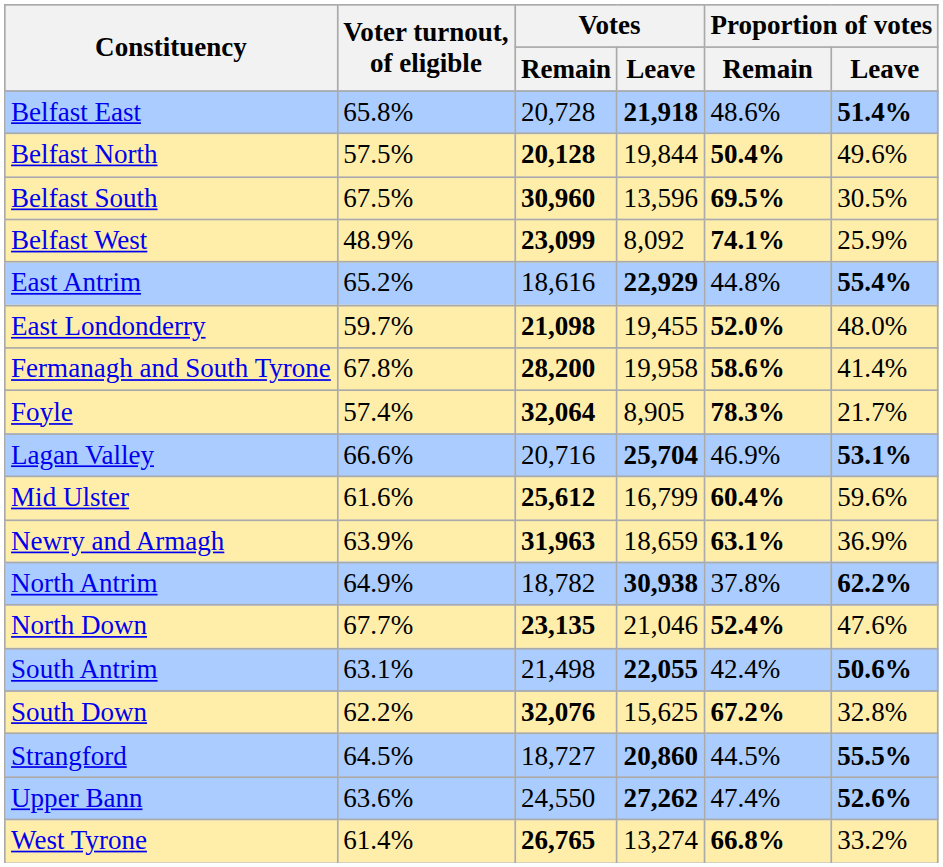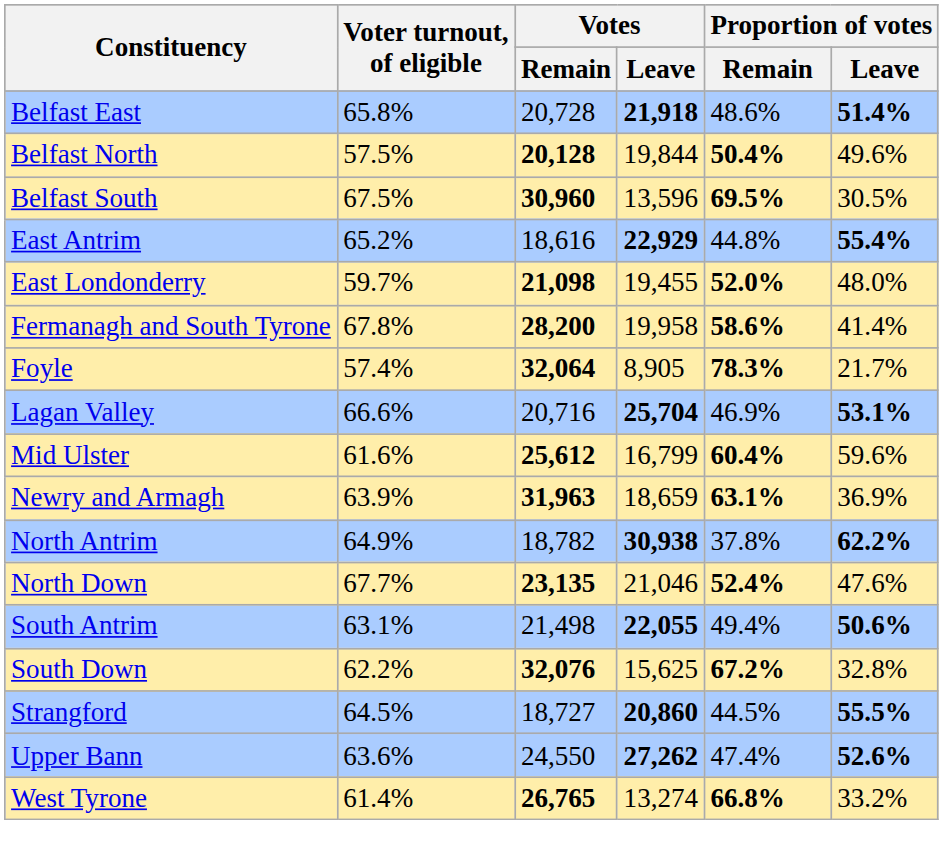- row: (79, 240)
(745, 669) 42.4% -> (745, 626) 49.4%
